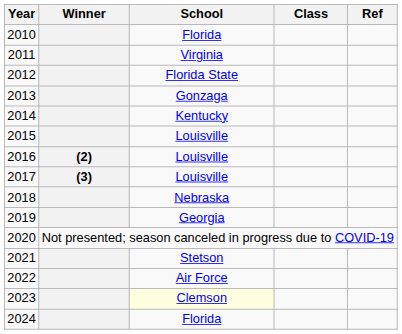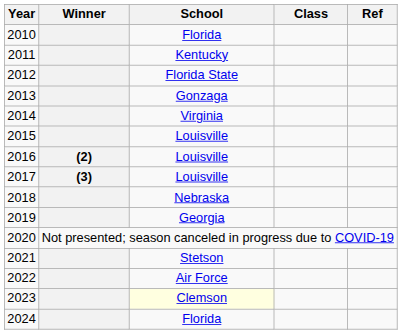(202, 55) Virginia -> (202, 55) Kentucky
(202, 116) Kentucky -> (202, 116) Virginia
